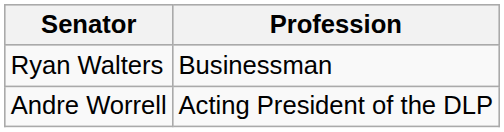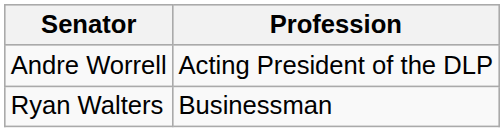rows swapped: (87, 65) <-> (89, 106)
